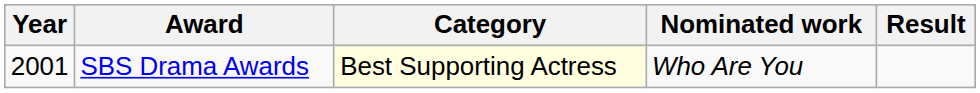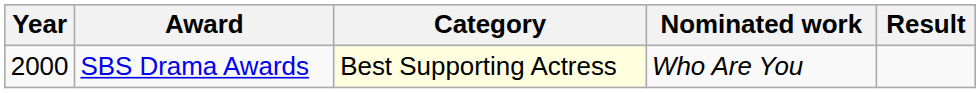(40, 66) 2001 -> (40, 66) 2000
